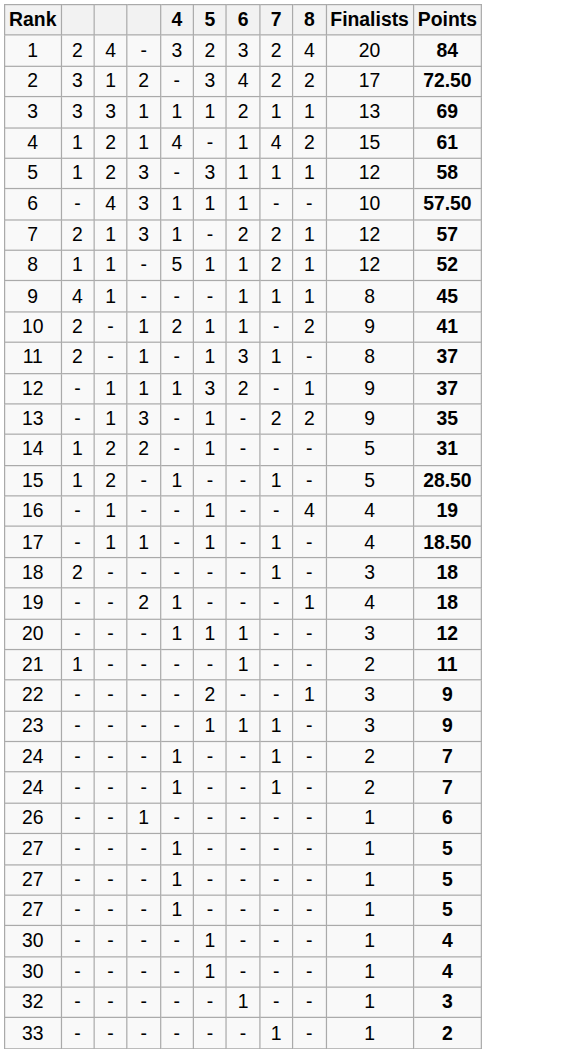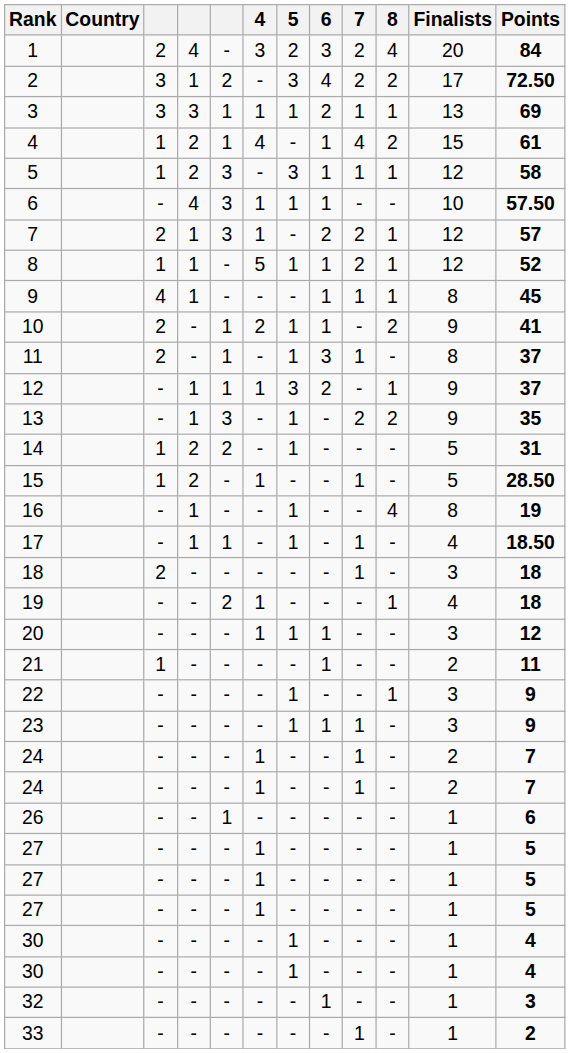+ column: (102, 19)
(370, 511) 4 -> (453, 511) 8
(210, 695) 2 -> (293, 695) 1
